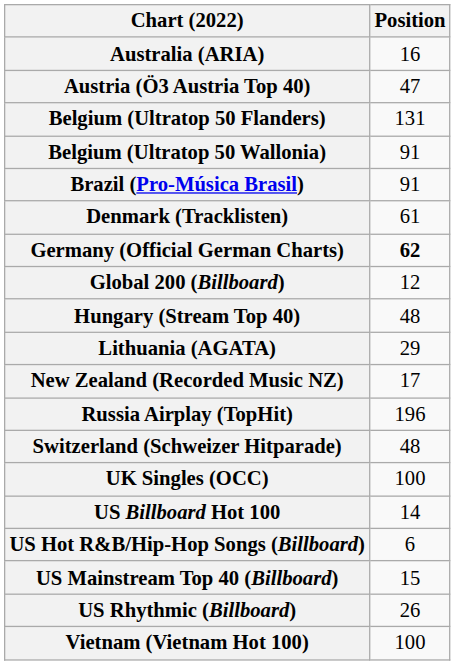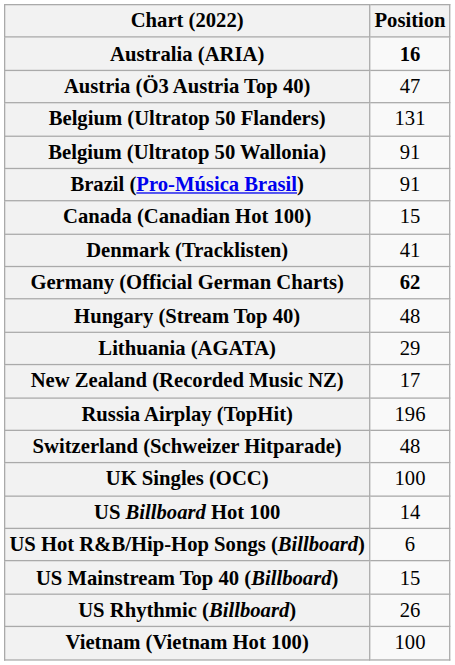(410, 53) normal -> (410, 53) bold
+ row: (187, 217)
(410, 217) 61 -> (410, 250) 41
- row: (187, 282)
